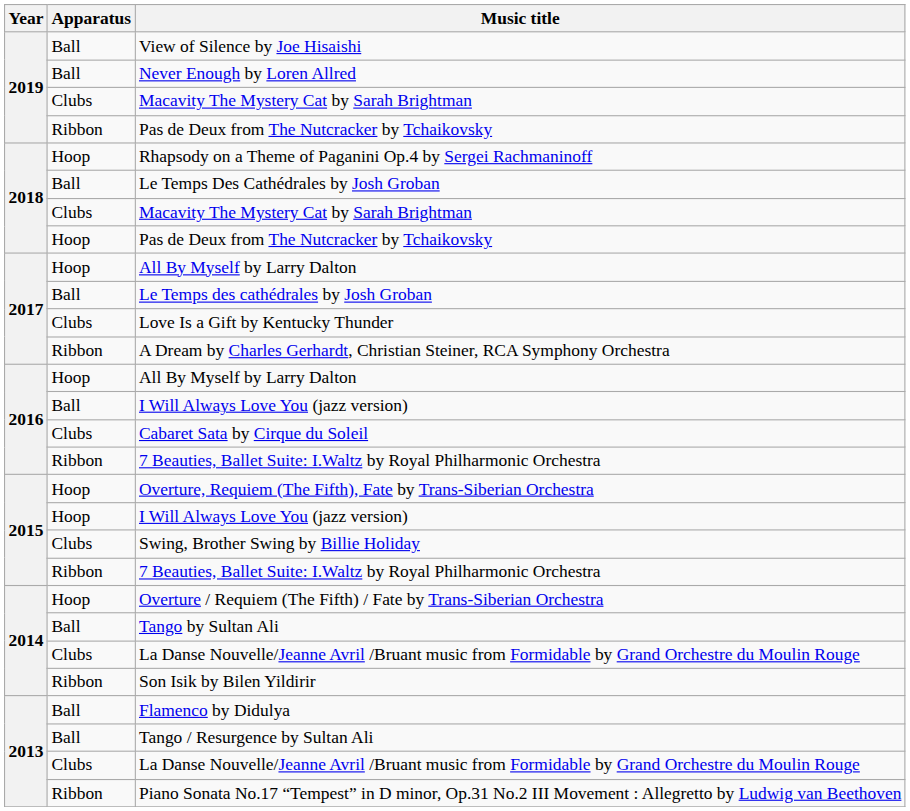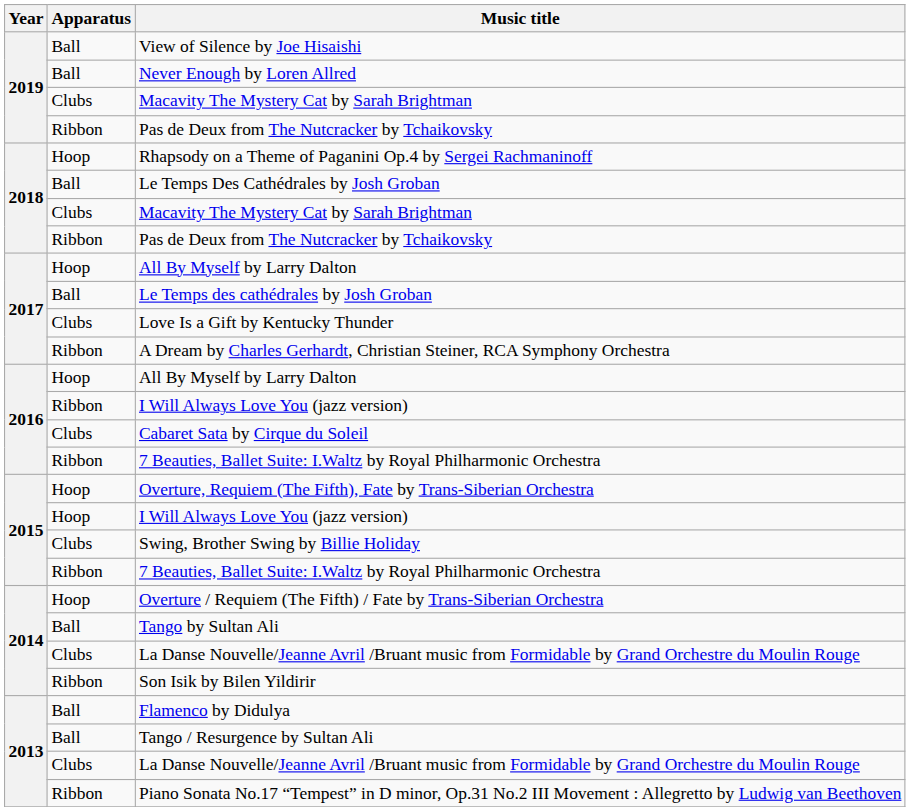(71, 239) Hoop -> (77, 239) Ribbon
(66, 405) Ball -> (77, 405) Ribbon
